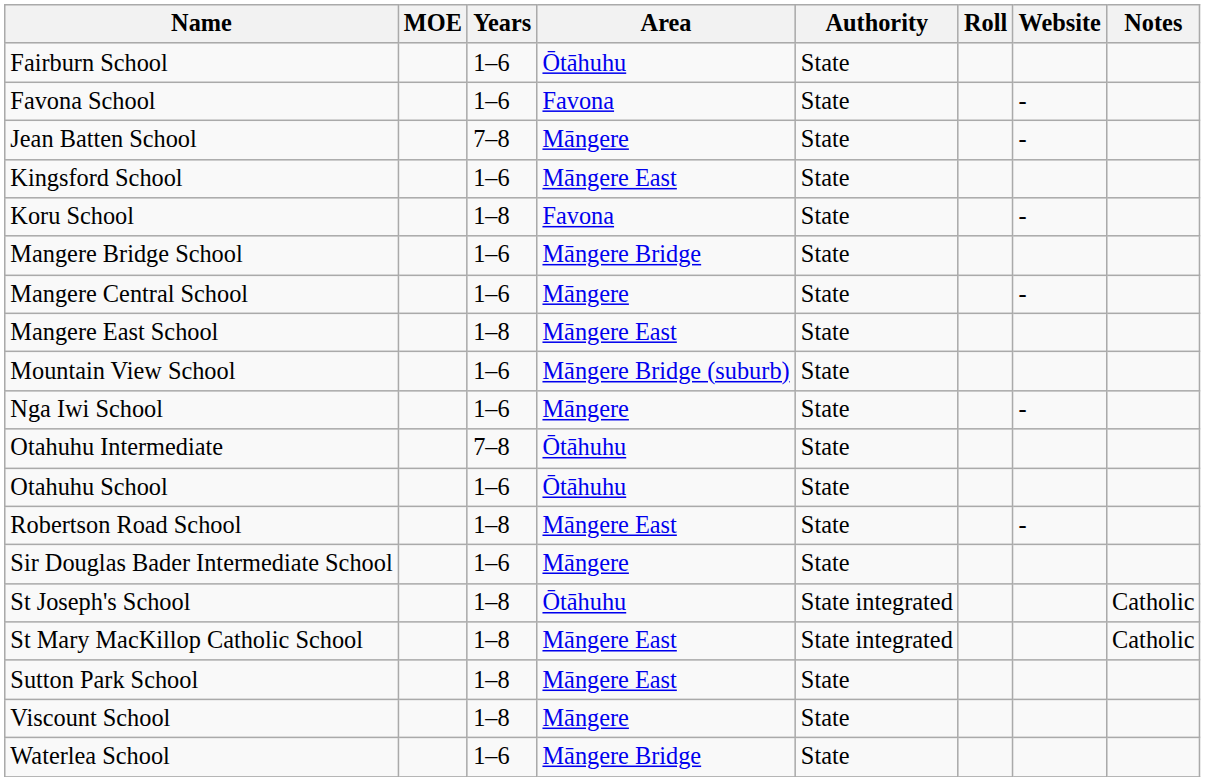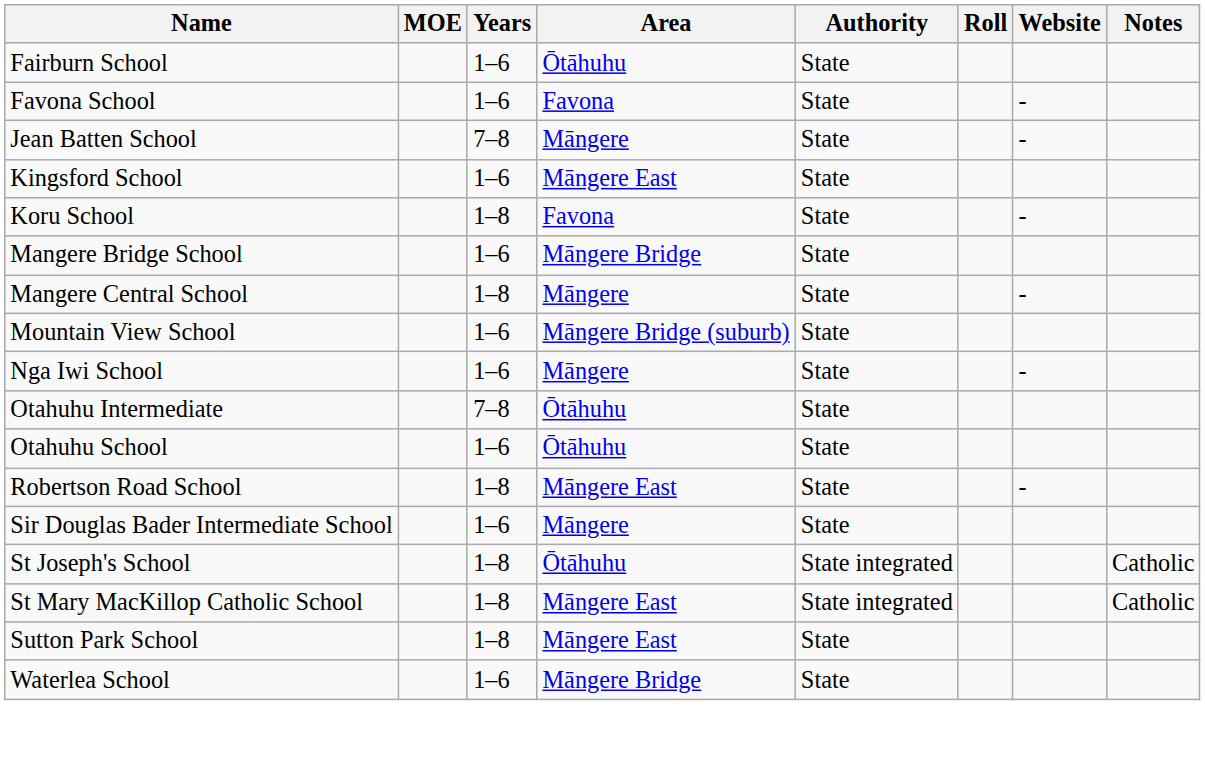(491, 293) 1–6 -> (491, 293) 1–8
- row: (114, 332)
- row: (90, 718)
